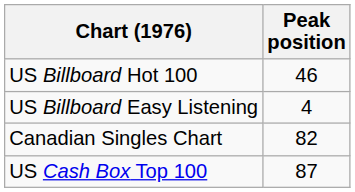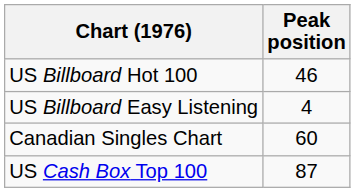(307, 139) 82 -> (307, 139) 60
